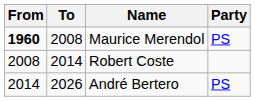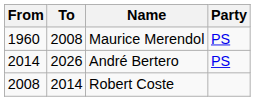(24, 38) bold -> (24, 38) normal
rows swapped: (131, 61) <-> (134, 84)
